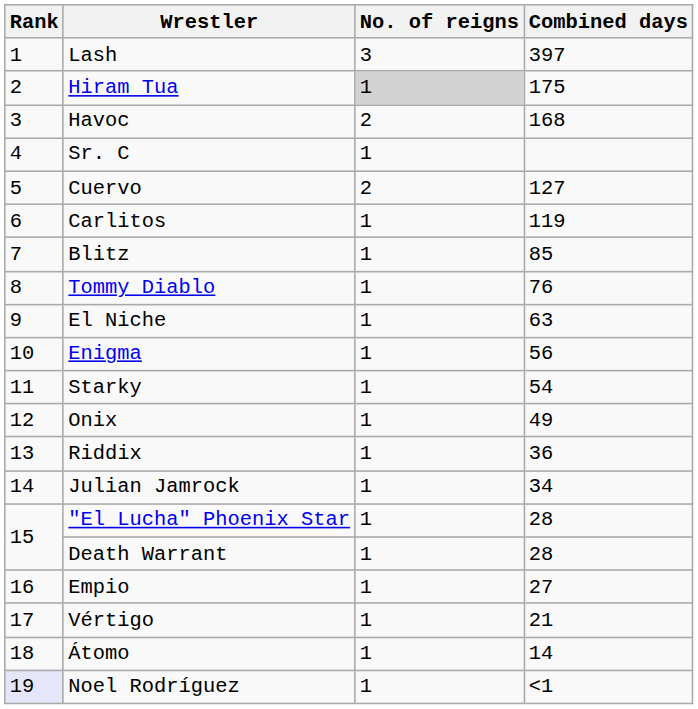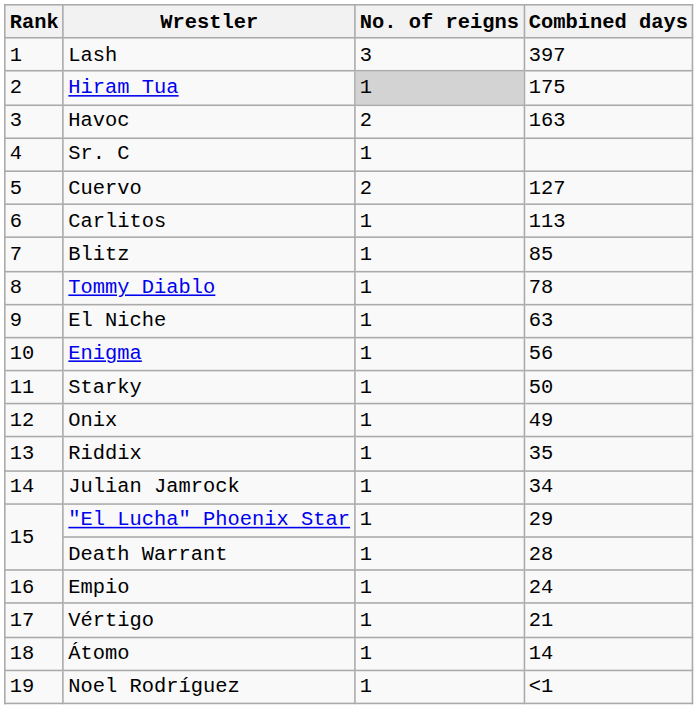(547, 121) 168 -> (547, 121) 163
(547, 221) 119 -> (547, 221) 113
(541, 288) 76 -> (541, 288) 78
(541, 387) 54 -> (541, 387) 50
(541, 454) 36 -> (541, 454) 35
(541, 520) 28 -> (541, 520) 29
(541, 587) 27 -> (541, 587) 24
(22, 687) lavender background -> (22, 687) no background
